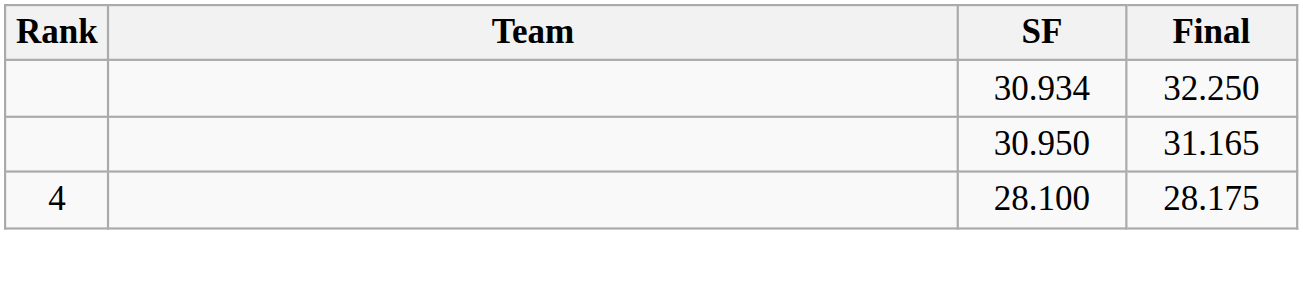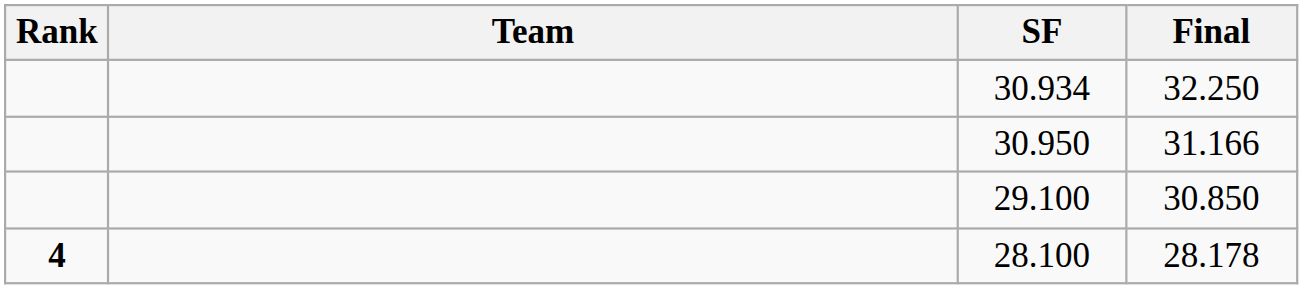(1211, 143) 31.165 -> (1211, 143) 31.166
+ row: (1042, 198)
(57, 198) normal -> (57, 254) bold
(1211, 198) 28.175 -> (1211, 254) 28.178
